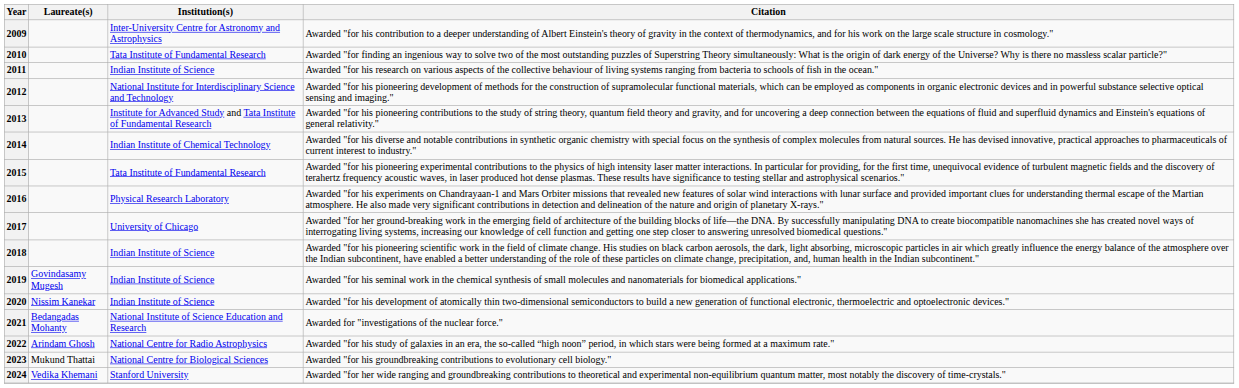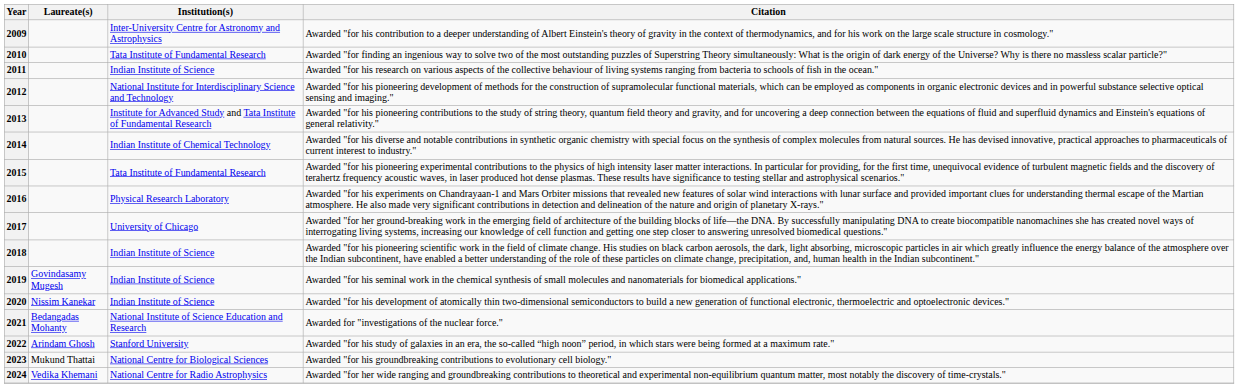(188, 344) National Centre for Radio Astrophysics -> (149, 344) Stanford University
(149, 375) Stanford University -> (188, 375) National Centre for Radio Astrophysics
